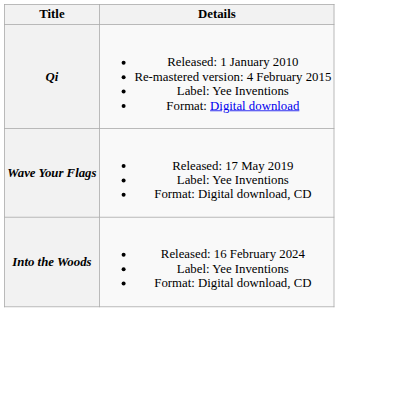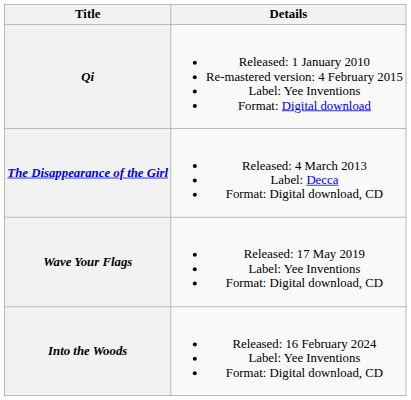+ row: (88, 172)
